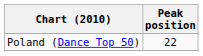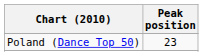(170, 42) 22 -> (170, 42) 23
